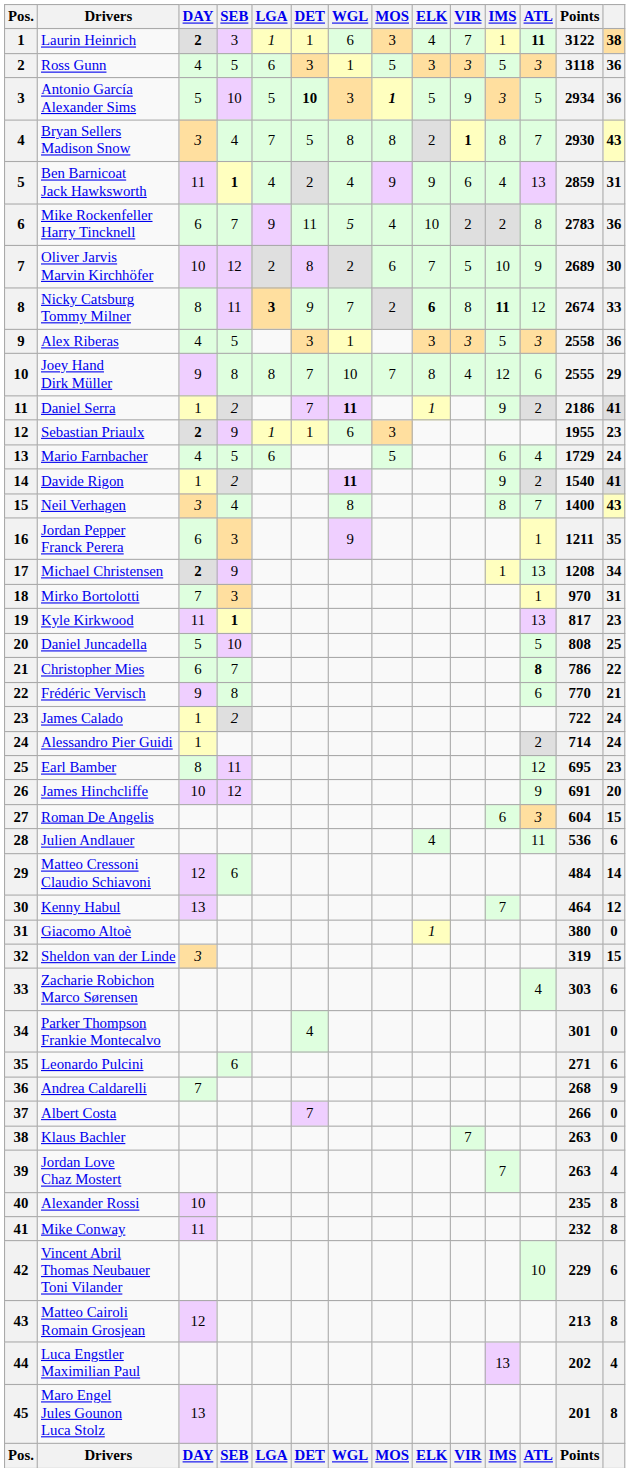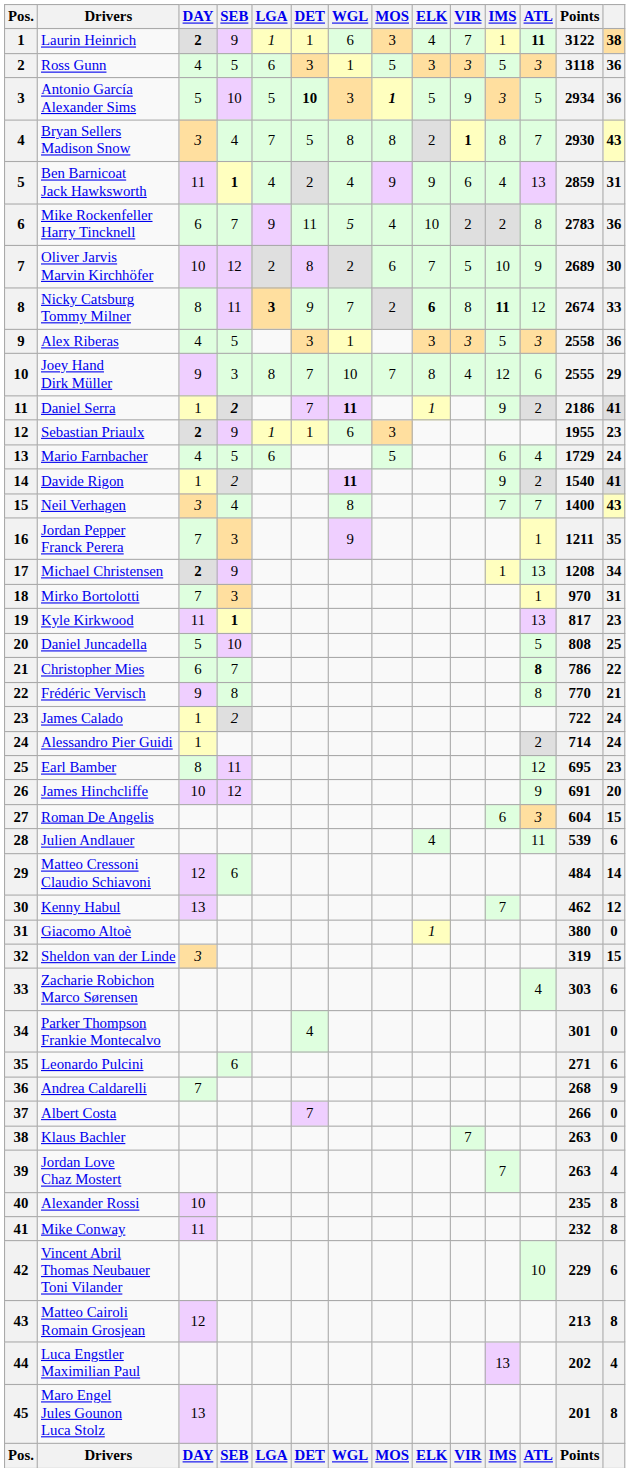(234, 40) 3 -> (234, 40) 9
(234, 374) 8 -> (234, 374) 3
(234, 407) normal -> (234, 407) bold
(503, 505) 8 -> (503, 505) 7
(198, 538) 6 -> (198, 538) 7
(538, 693) 6 -> (538, 693) 8
(580, 840) 536 -> (580, 840) 539
(580, 906) 464 -> (580, 906) 462
